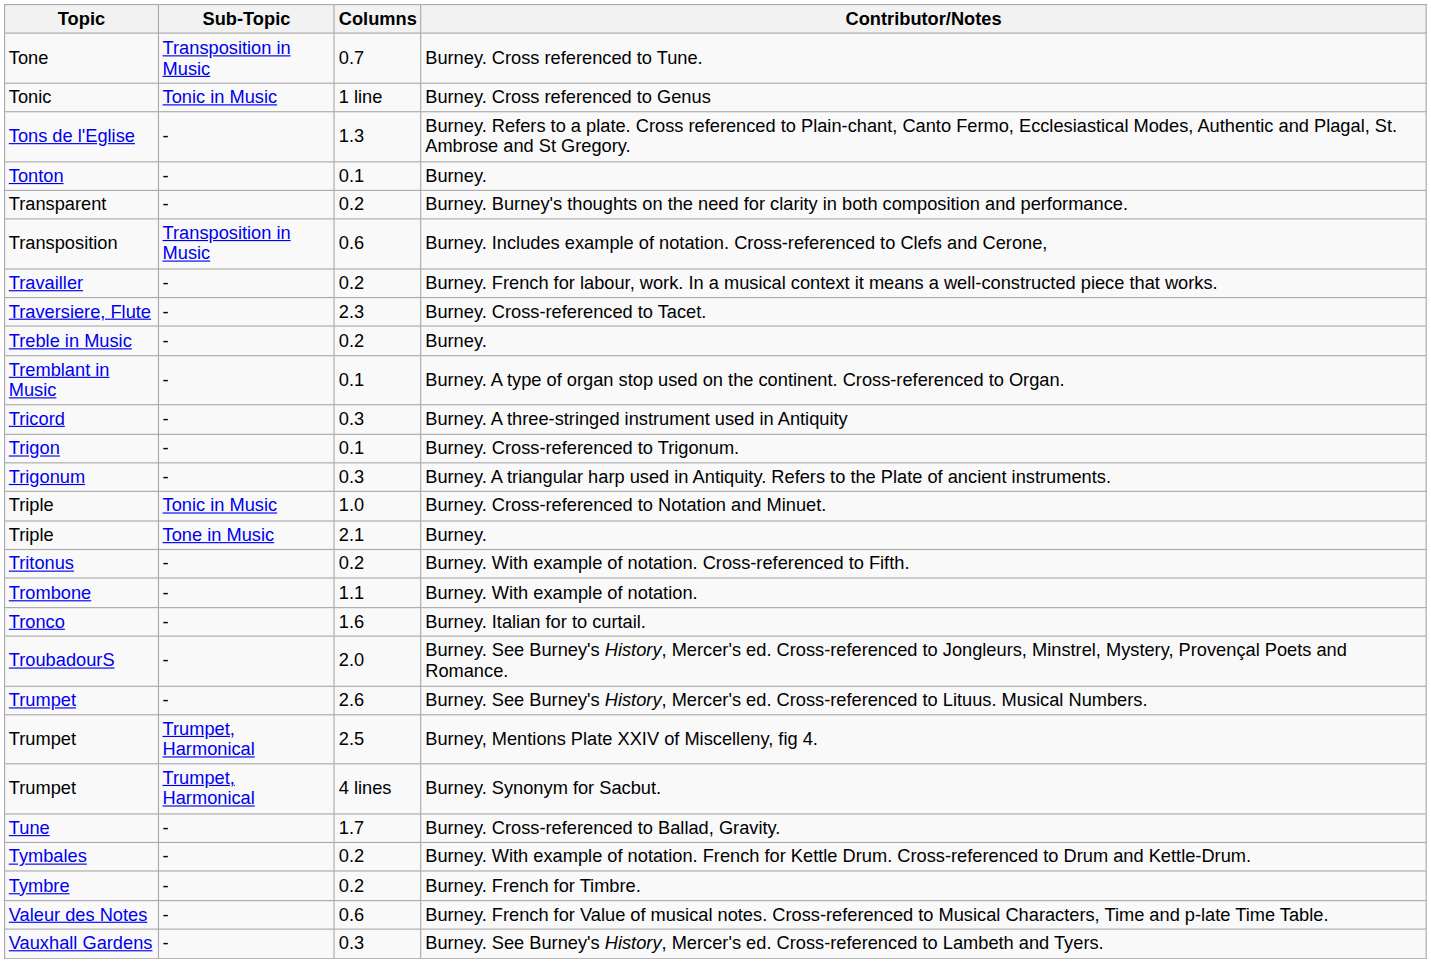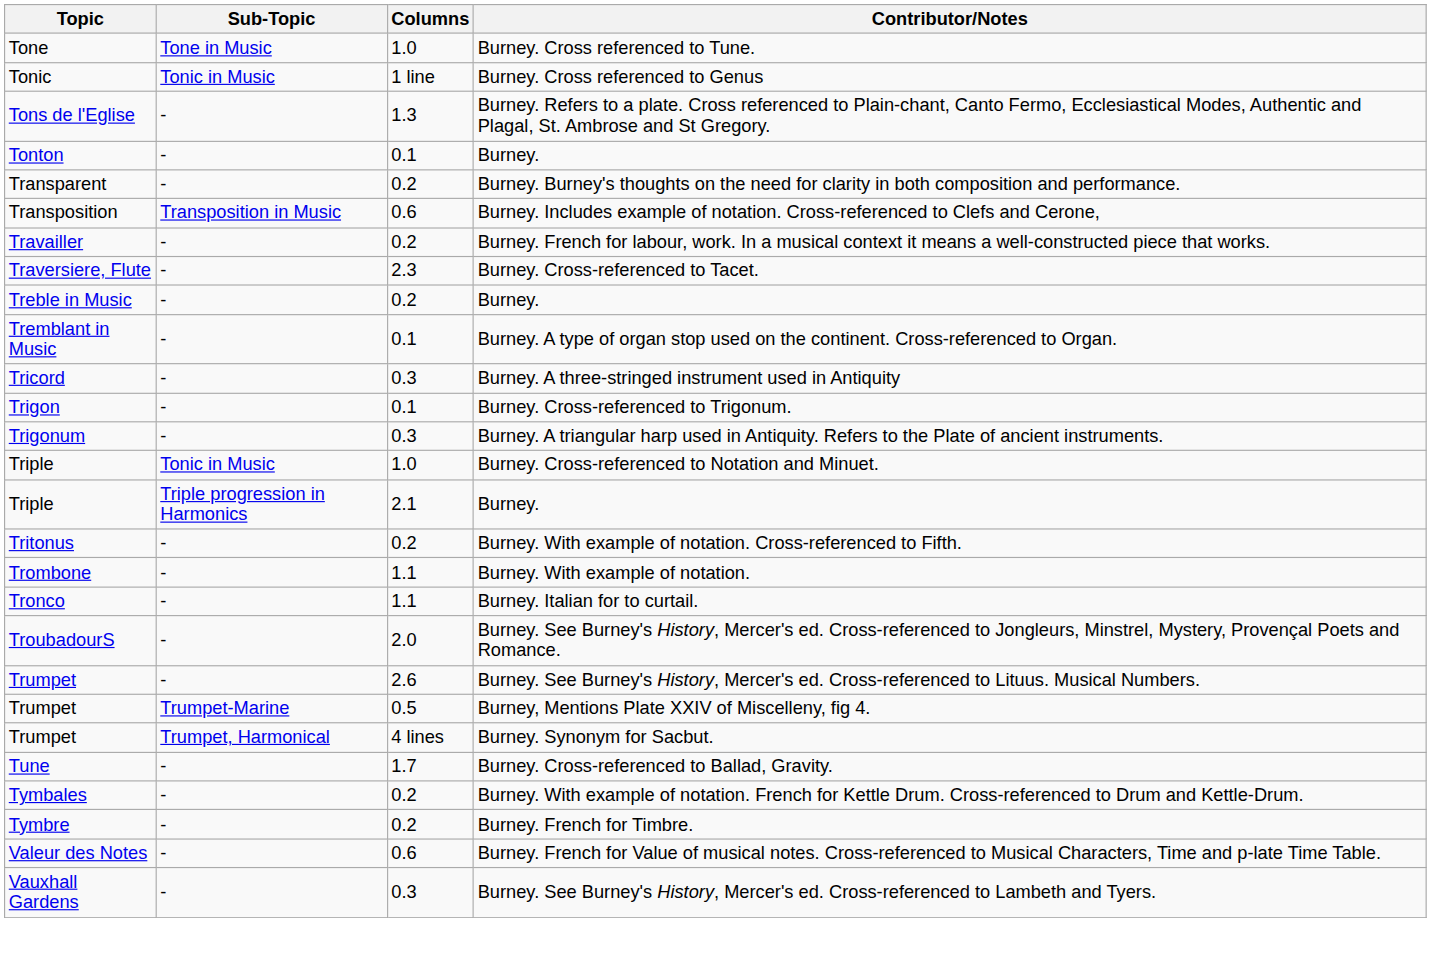(227, 58) Transposition in Music -> (216, 47) Tone in Music
(351, 58) 0.7 -> (404, 47) 1.0
(218, 534) Tone in Music -> (243, 504) Triple progression in Harmonics
(351, 621) 1.6 -> (404, 601) 1.1
(209, 739) Trumpet, Harmonical -> (225, 708) Trumpet-Marine
(351, 739) 2.5 -> (404, 708) 0.5
